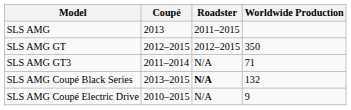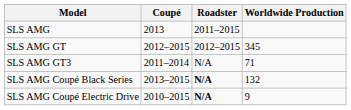(252, 46) 350 -> (252, 46) 345
(203, 97) normal -> (203, 97) bold
